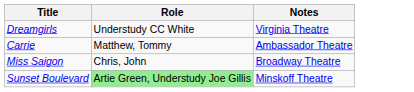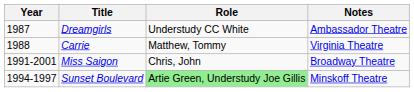+ column: (32, 12)
(292, 29) Virginia Theatre -> (359, 29) Ambassador Theatre
(304, 45) Ambassador Theatre -> (347, 45) Virginia Theatre
